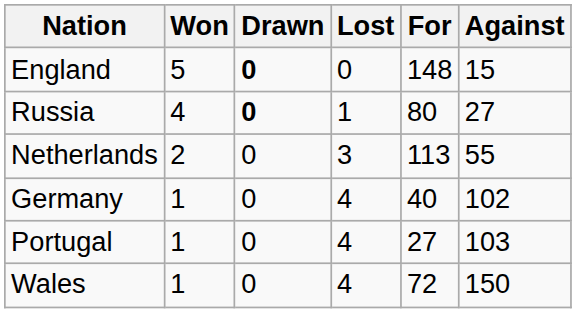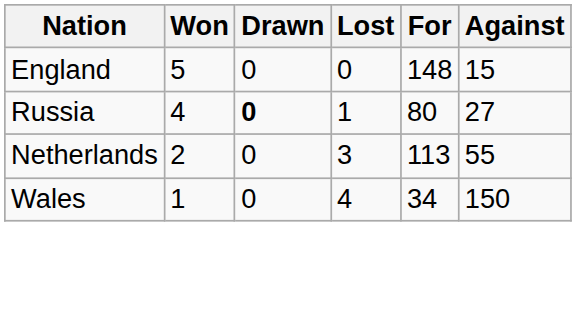(249, 69) bold -> (249, 69) normal
- row: (67, 198)
- row: (62, 241)
(422, 284) 72 -> (422, 198) 34
